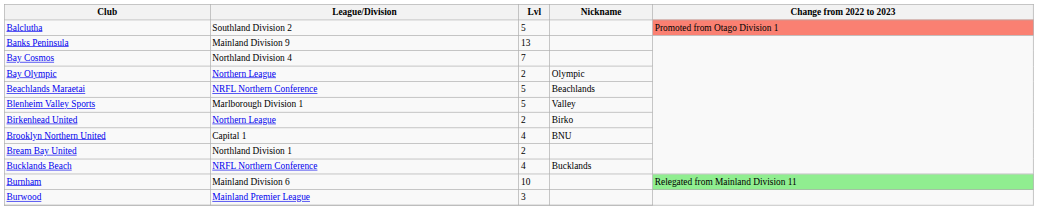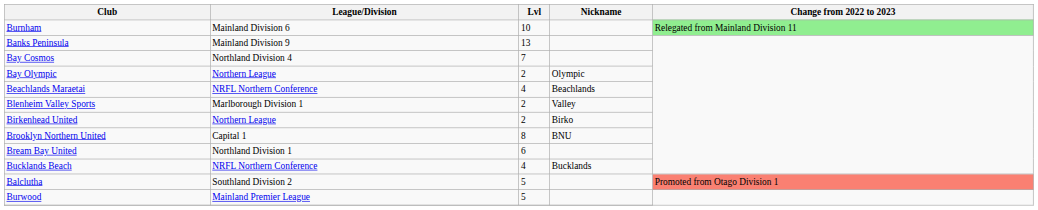rows swapped: (24, 28) <-> (24, 182)
(523, 89) 5 -> (523, 89) 4
(523, 105) 5 -> (523, 105) 2
(523, 136) 4 -> (523, 136) 8
(523, 151) 2 -> (523, 151) 6
(523, 197) 3 -> (523, 197) 5
